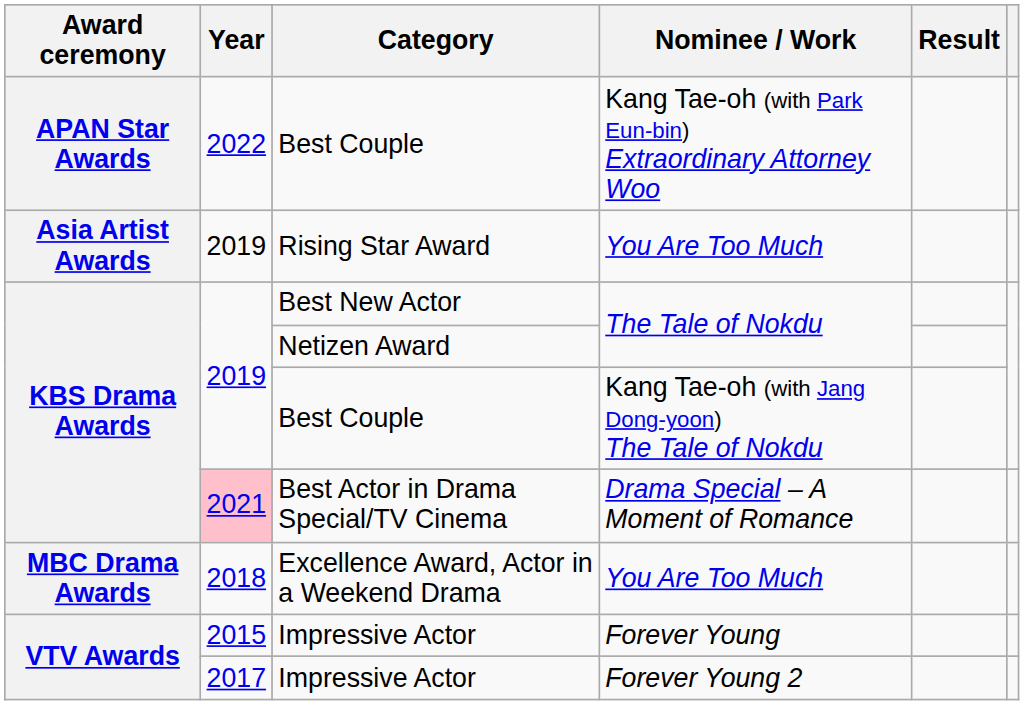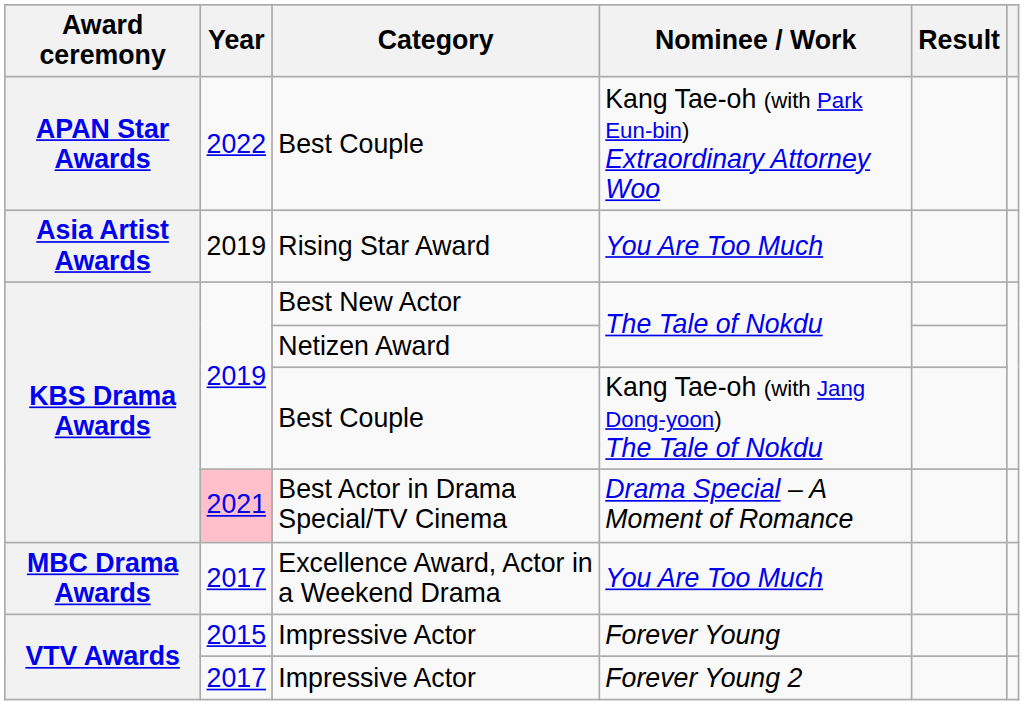(236, 577) 2018 -> (236, 577) 2017
